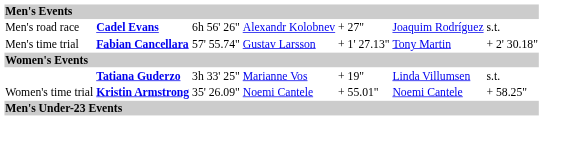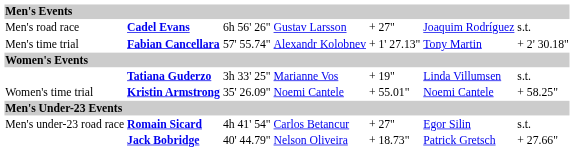(289, 27) Alexandr Kolobnev -> (310, 27) Gustav Larsson
(279, 44) Gustav Larsson -> (320, 44) Alexandr Kolobnev
+ row: (165, 124)
+ row: (163, 140)
